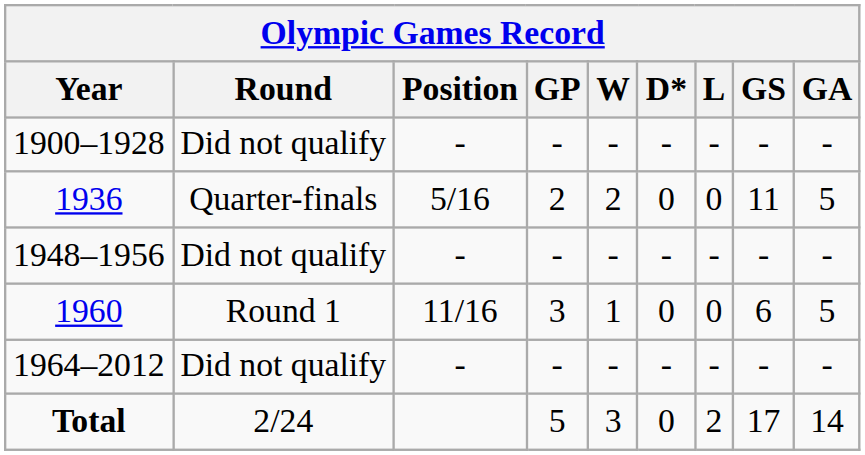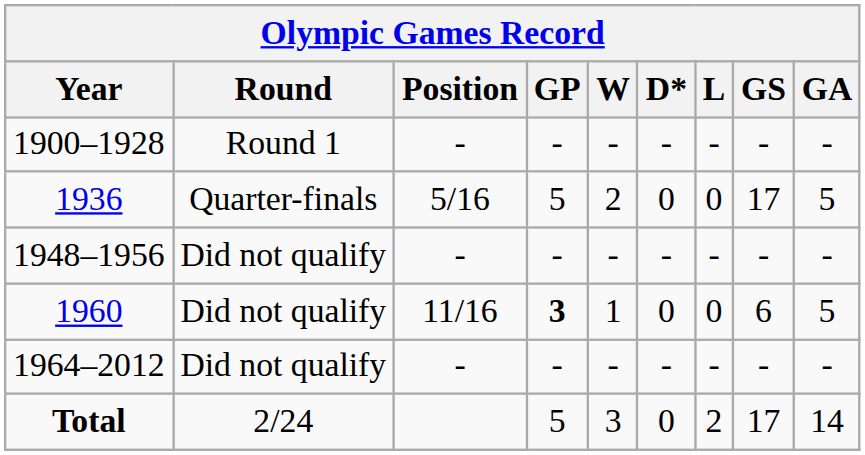(283, 143) Did not qualify -> (283, 143) Round 1
(557, 199) 2 -> (557, 199) 5
(764, 199) 11 -> (764, 199) 17
(283, 310) Round 1 -> (283, 310) Did not qualify
(557, 310) normal -> (557, 310) bold
